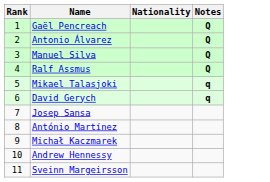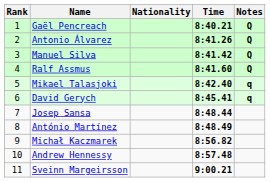+ column: (213, 12)
